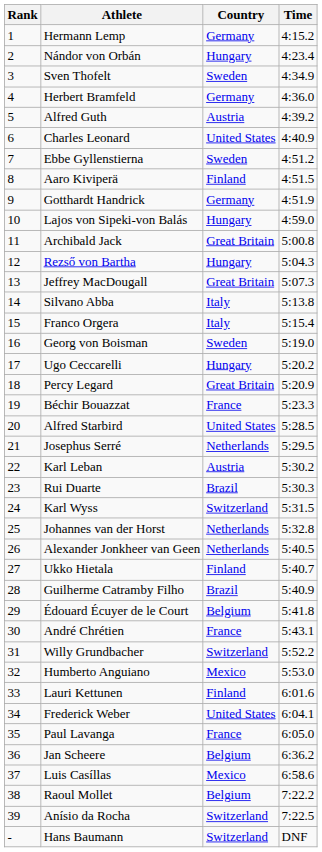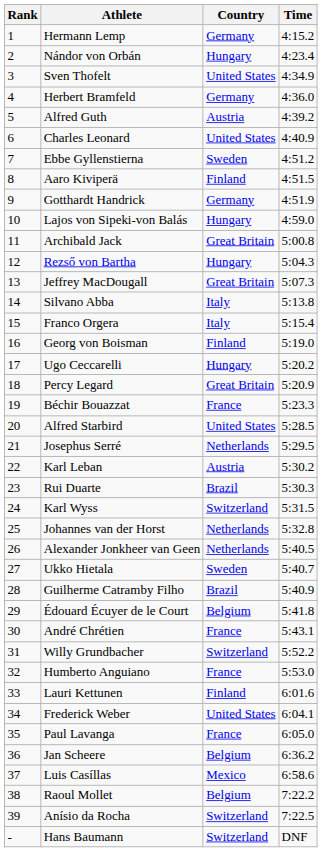(227, 76) Sweden -> (241, 76) United States
(227, 343) Sweden -> (226, 343) Finland
(226, 569) Finland -> (227, 569) Sweden
(226, 672) Mexico -> (224, 672) France
